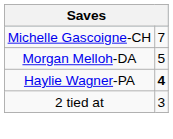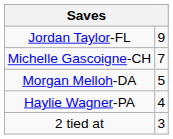+ row: (79, 37)
(161, 80) bold -> (161, 102) normal
